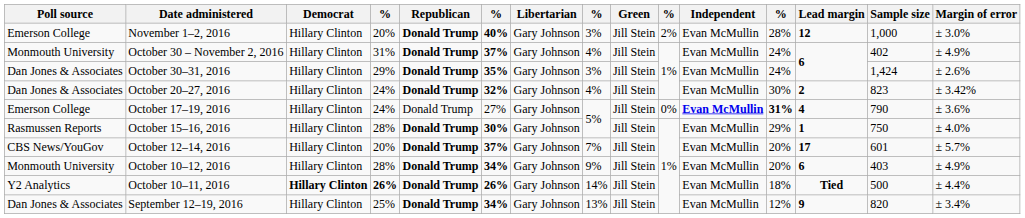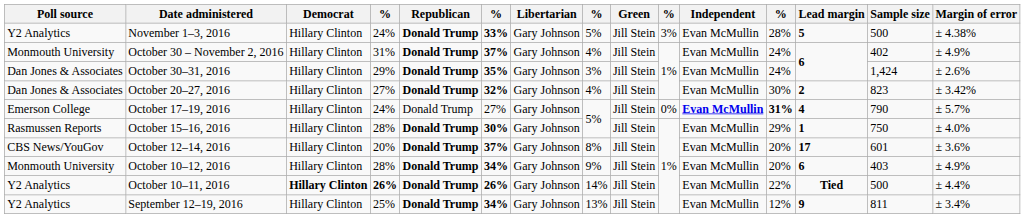+ row: (179, 33)
- row: (179, 33)
(384, 90) 24% -> (384, 90) 27%
(953, 109) ± 3.6% -> (953, 109) ± 5.7%
(593, 147) 7% -> (593, 147) 8%
(953, 147) ± 5.7% -> (953, 147) ± 3.6%
(780, 185) 18% -> (780, 185) 22%
(65, 204) Dan Jones & Associates -> (39, 204) Y2 Analytics
(879, 204) 820 -> (879, 204) 811
